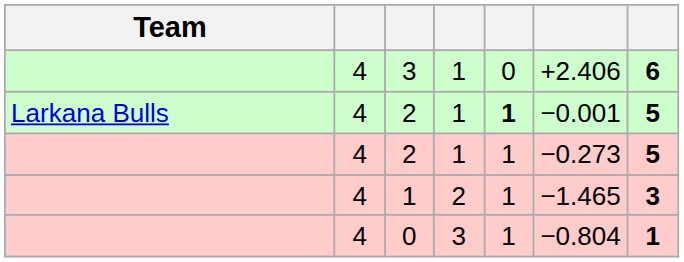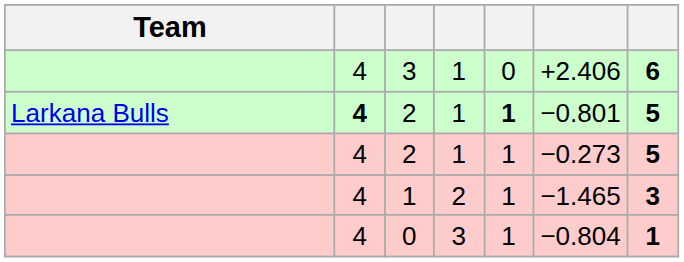(360, 113) normal -> (360, 113) bold
(581, 113) −0.001 -> (581, 113) −0.801
